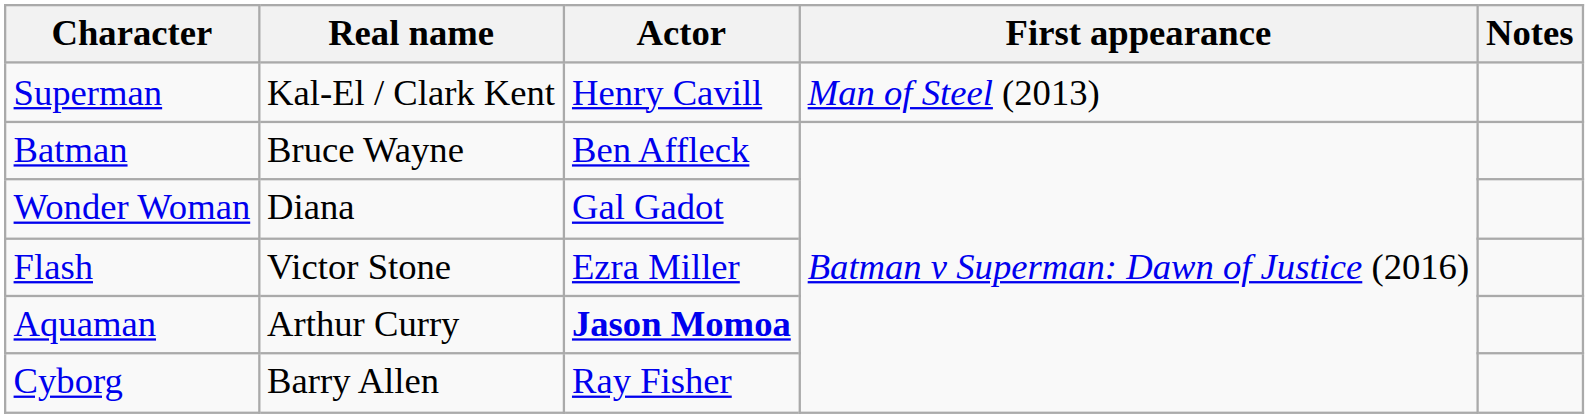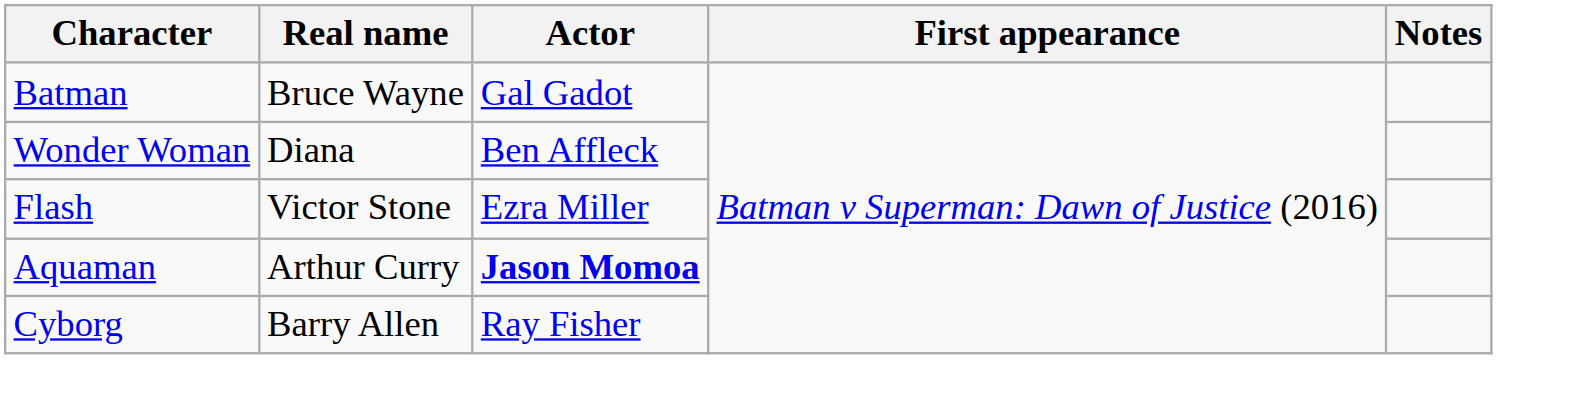- row: (88, 91)
(661, 149) Ben Affleck -> (557, 91) Gal Gadot
(648, 207) Gal Gadot -> (569, 149) Ben Affleck
